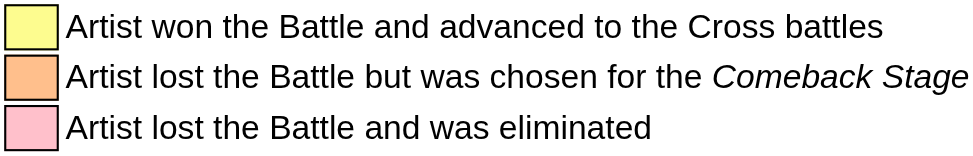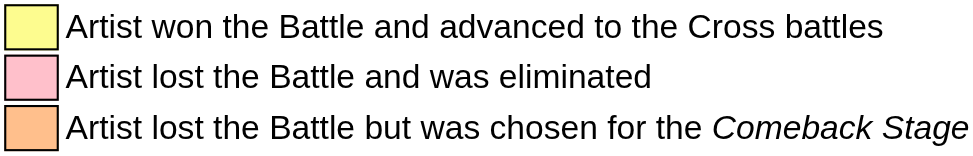rows swapped: (518, 77) <-> (359, 127)
